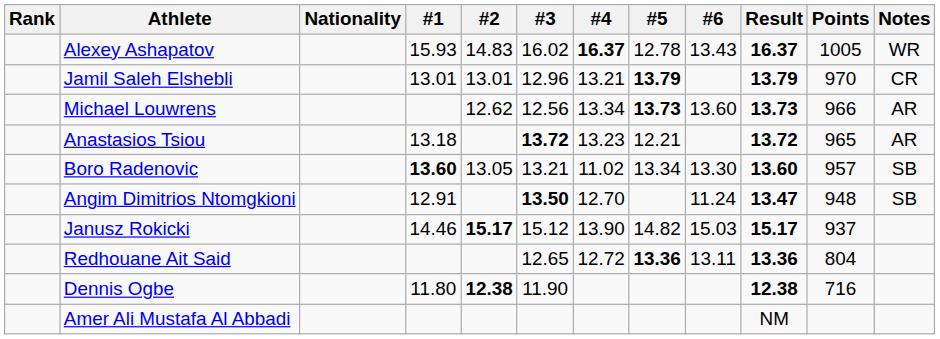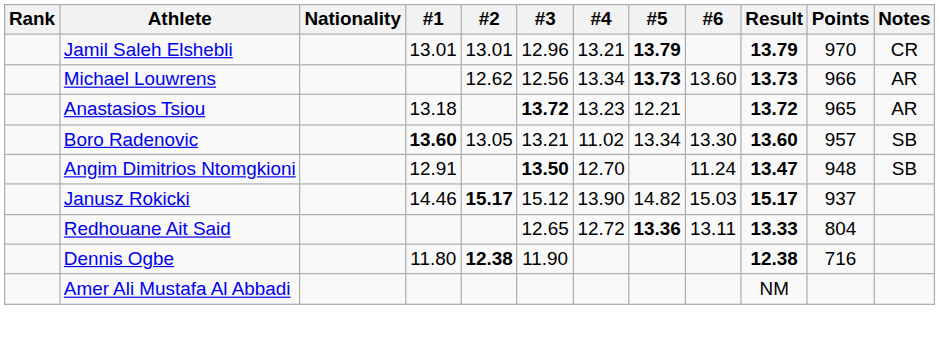- row: (139, 49)
(774, 259) 13.36 -> (774, 229) 13.33
